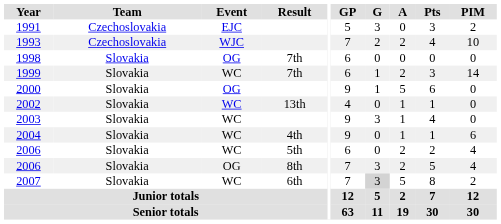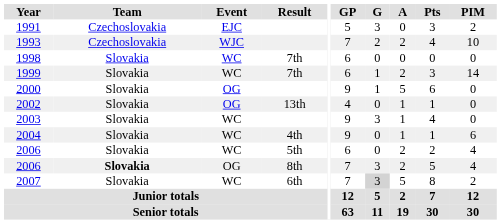(232, 58) OG -> (232, 58) WC
(232, 104) WC -> (232, 104) OG
(127, 165) normal -> (127, 165) bold
